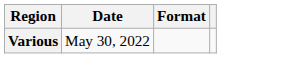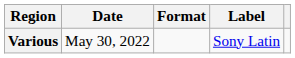+ column: (247, 16)
